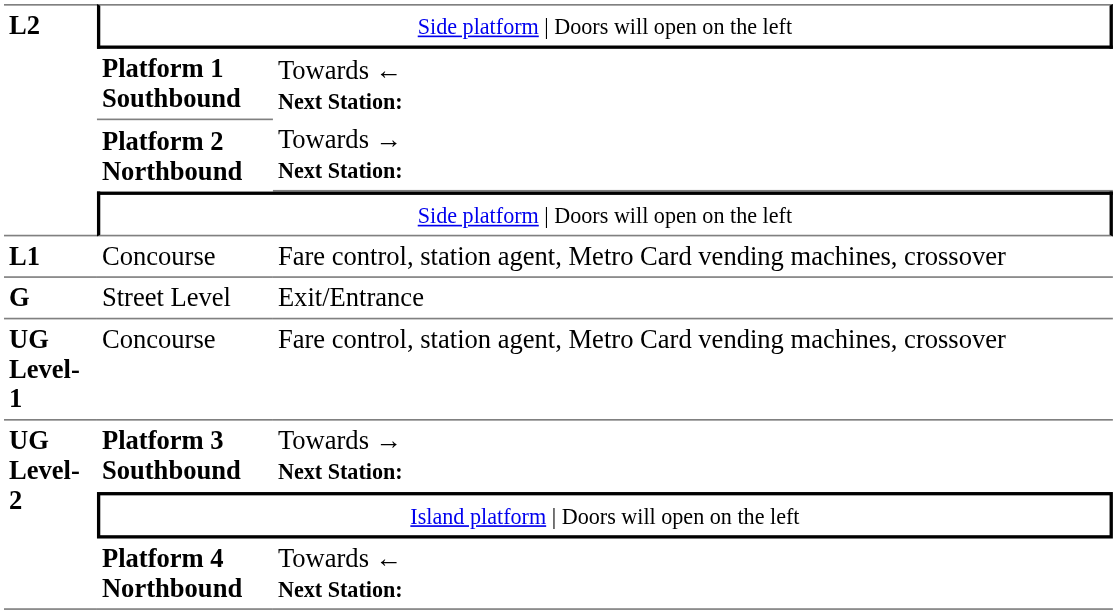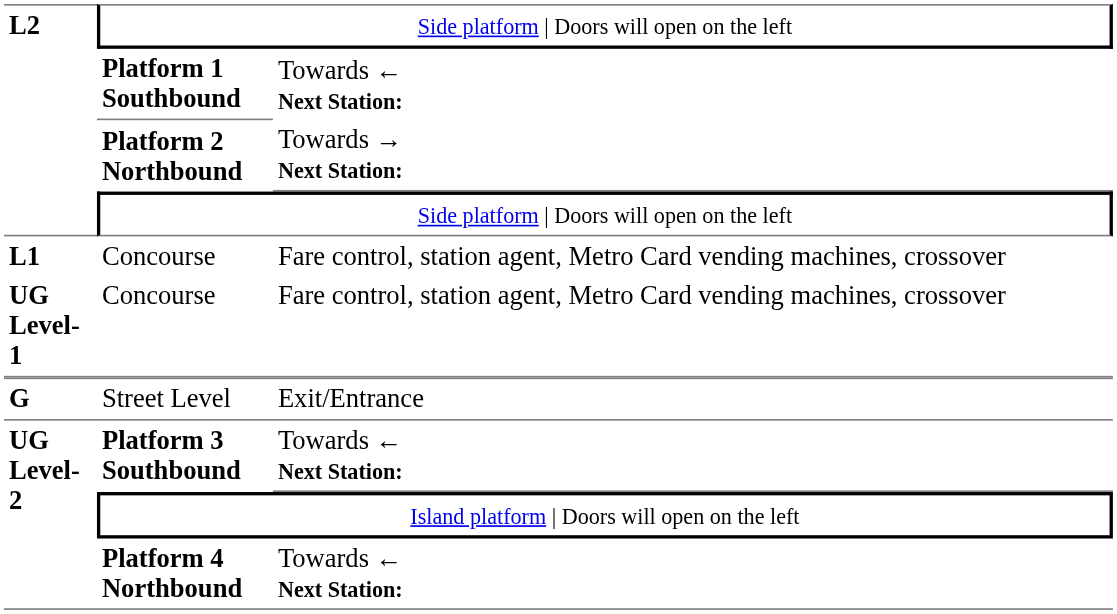rows swapped: (19, 297) <-> (44, 368)
(340, 455) Towards → Next Station: -> (340, 455) Towards ← Next Station:
